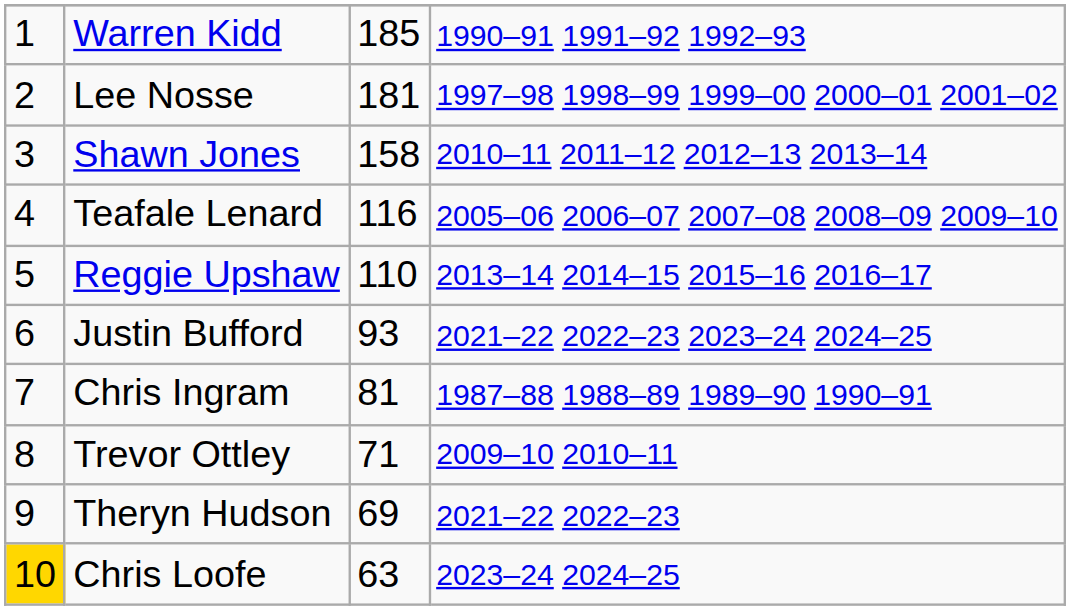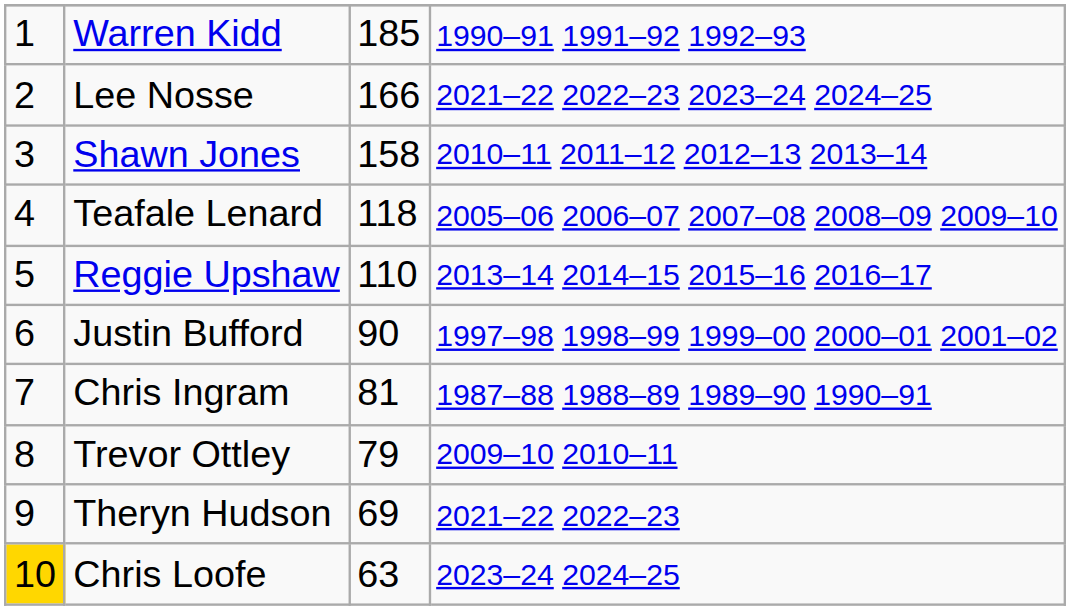(389, 94) 181 -> (389, 94) 166
(747, 95) 1997–98 1998–99 1999–00 2000–01 2001–02 -> (684, 95) 2021–22 2022–23 2023–24 2024–25
(387, 214) 116 -> (387, 214) 118
(378, 333) 93 -> (378, 333) 90
(684, 335) 2021–22 2022–23 2023–24 2024–25 -> (747, 335) 1997–98 1998–99 1999–00 2000–01 2001–02
(378, 453) 71 -> (378, 453) 79
